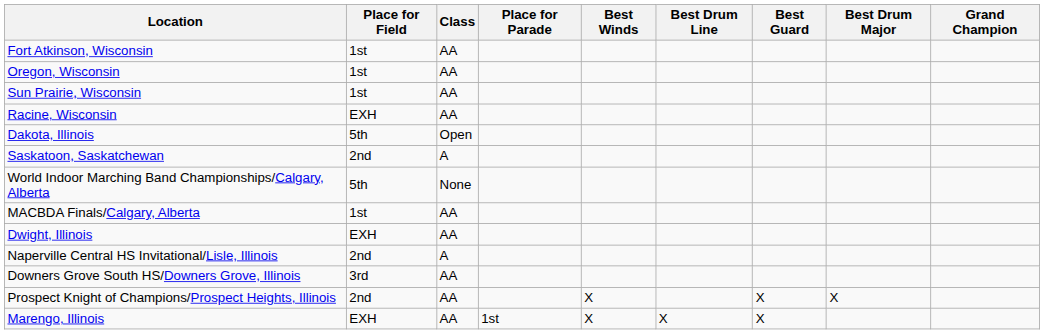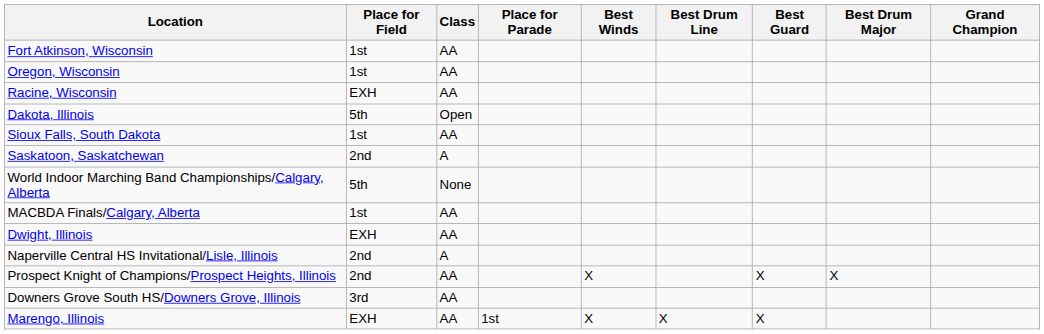- row: (74, 93)
+ row: (84, 135)
rows swapped: (154, 276) <-> (172, 297)
